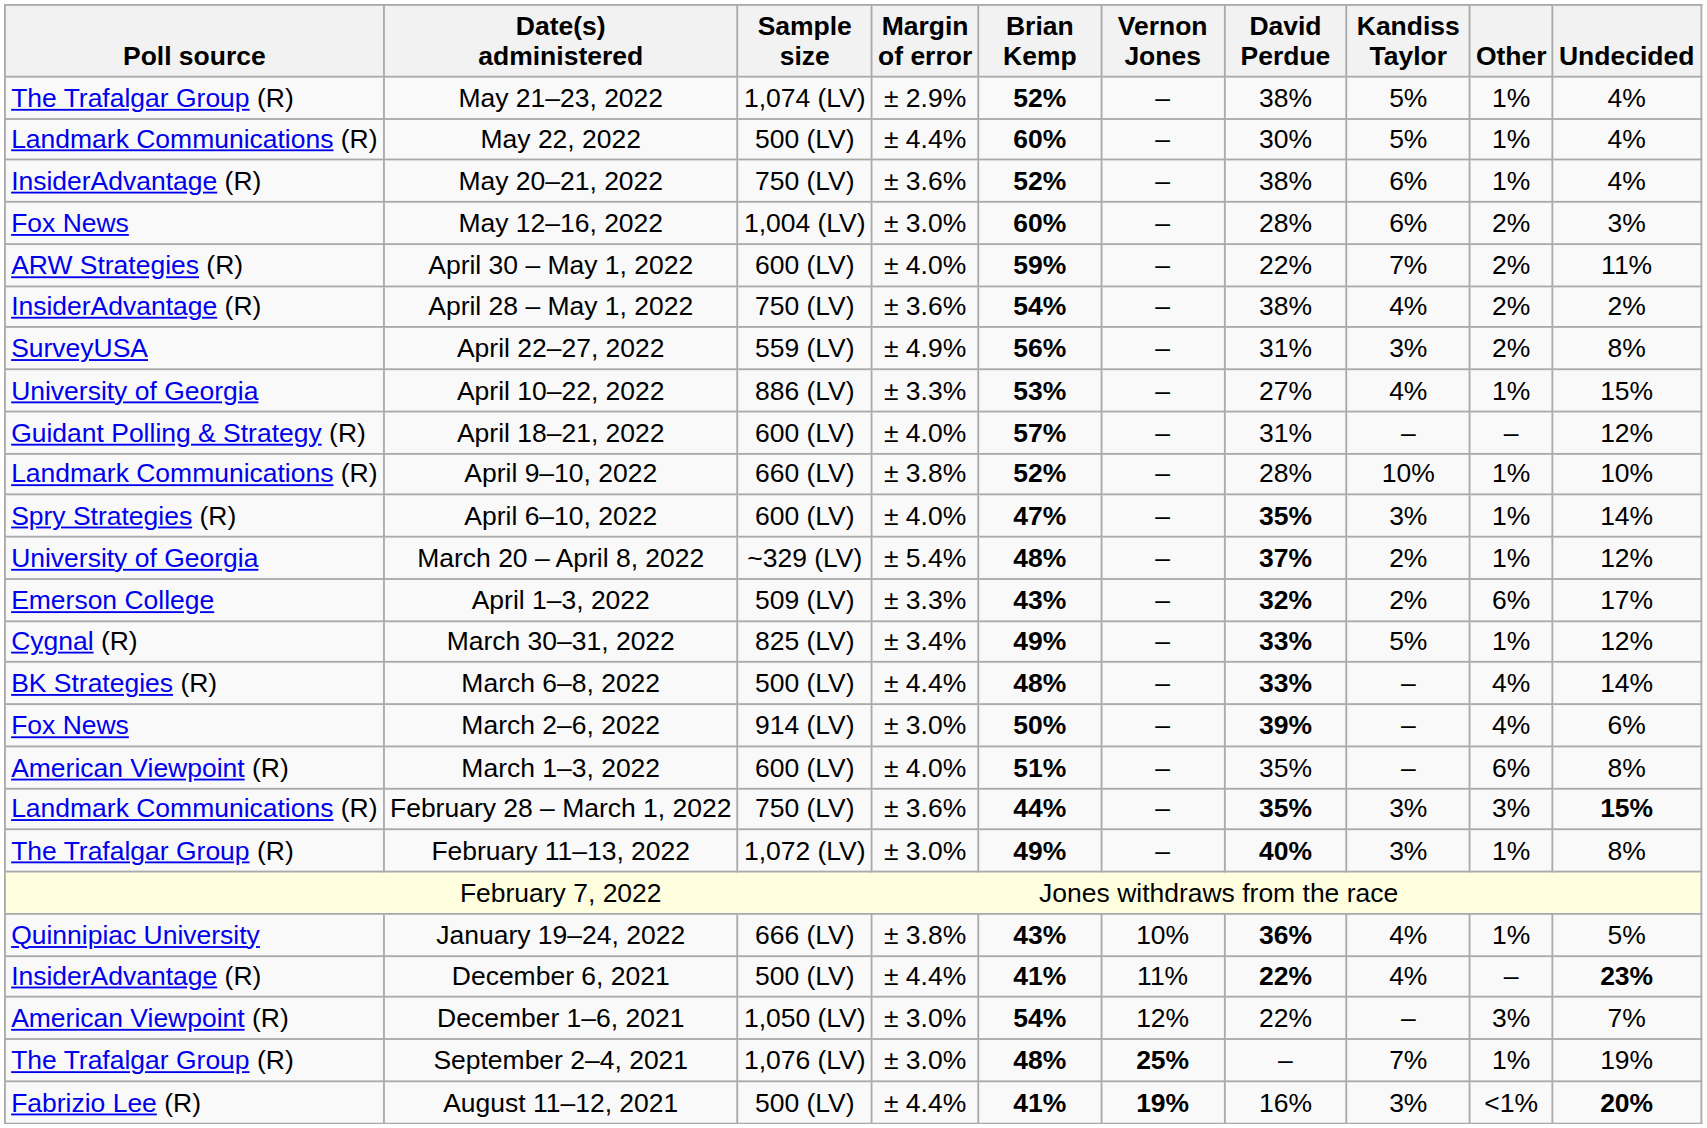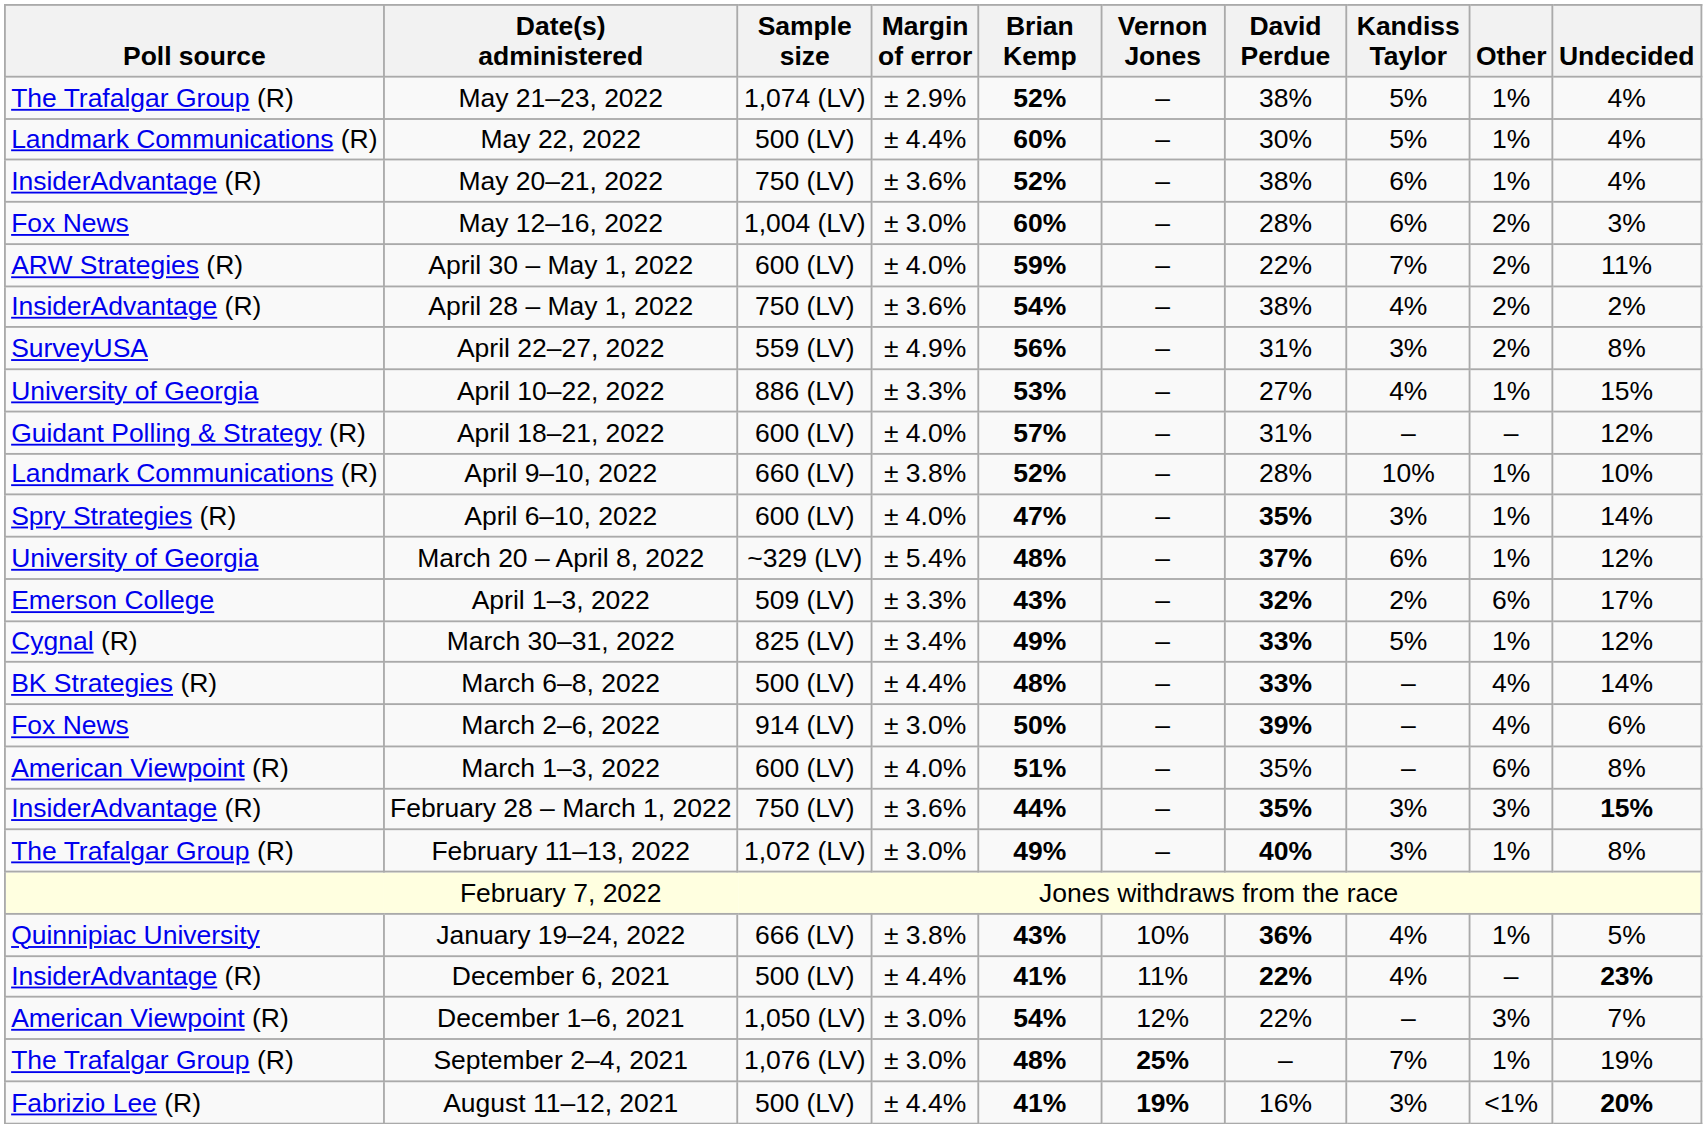(1408, 558) 2% -> (1408, 558) 6%
(194, 809) Landmark Communications (R) -> (136, 809) InsiderAdvantage (R)
